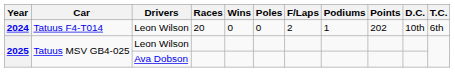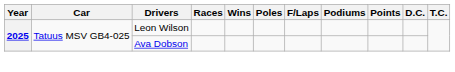- row: (18, 27)
